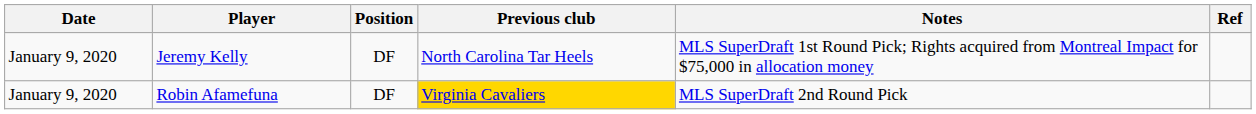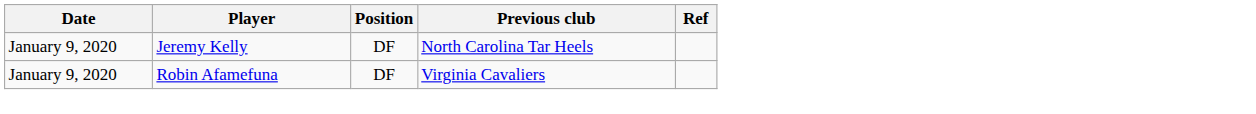- column: (942, 18)
(483, 95) gold background -> (483, 74) no background
